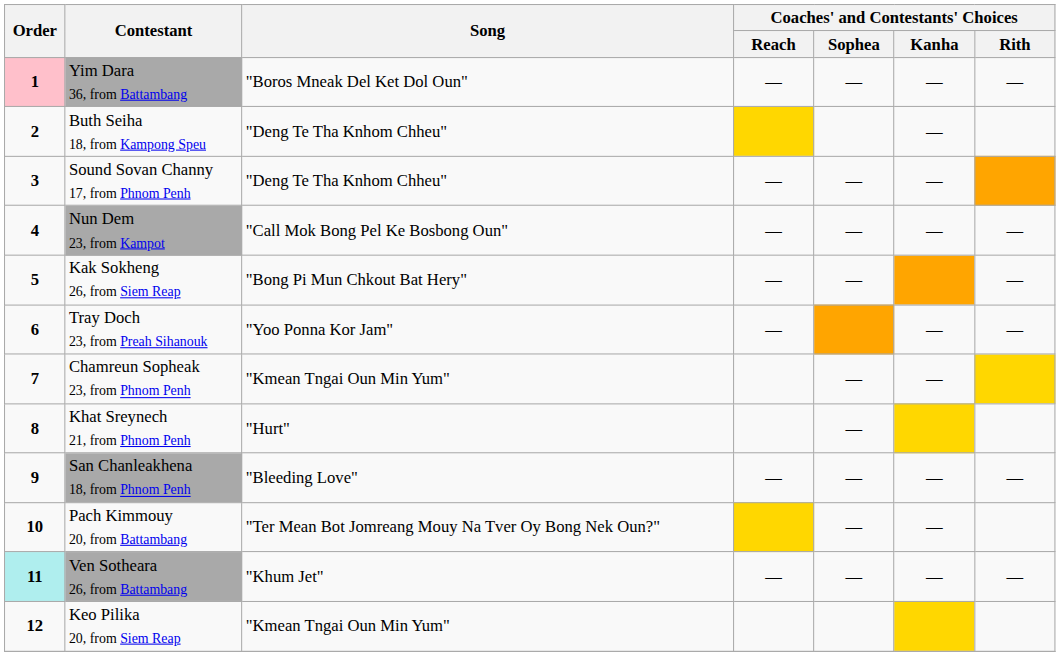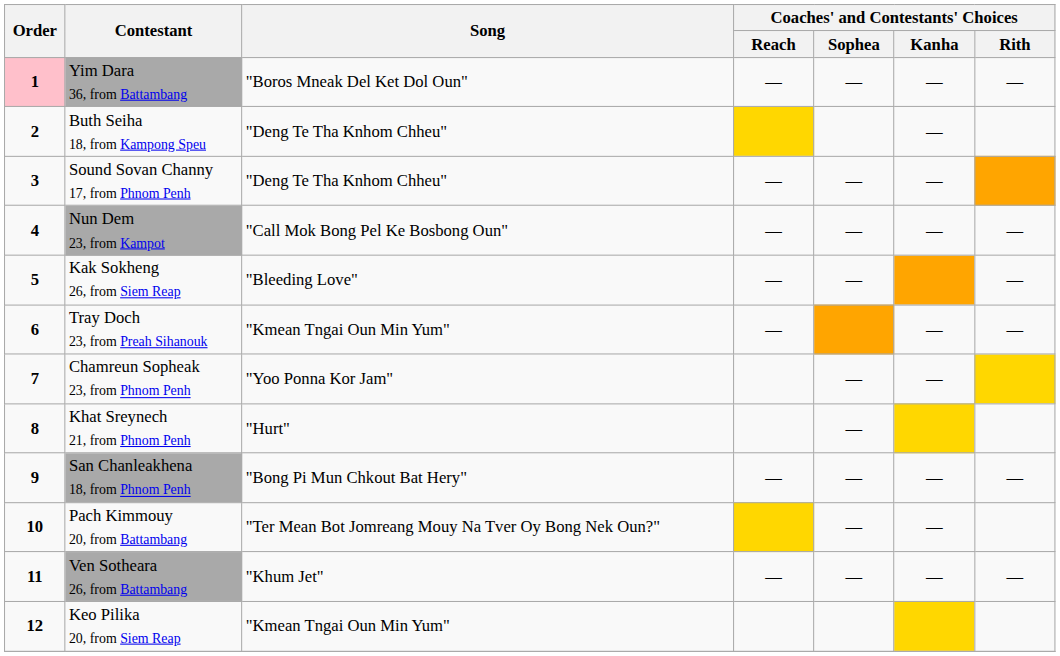(356, 279) "Bong Pi Mun Chkout Bat Hery" -> (302, 279) "Bleeding Love"
(319, 329) "Yoo Ponna Kor Jam" -> (348, 329) "Kmean Tngai Oun Min Yum"
(348, 378) "Kmean Tngai Oun Min Yum" -> (319, 378) "Yoo Ponna Kor Jam"
(302, 477) "Bleeding Love" -> (356, 477) "Bong Pi Mun Chkout Bat Hery"
(35, 576) paleturquoise background -> (35, 576) no background
